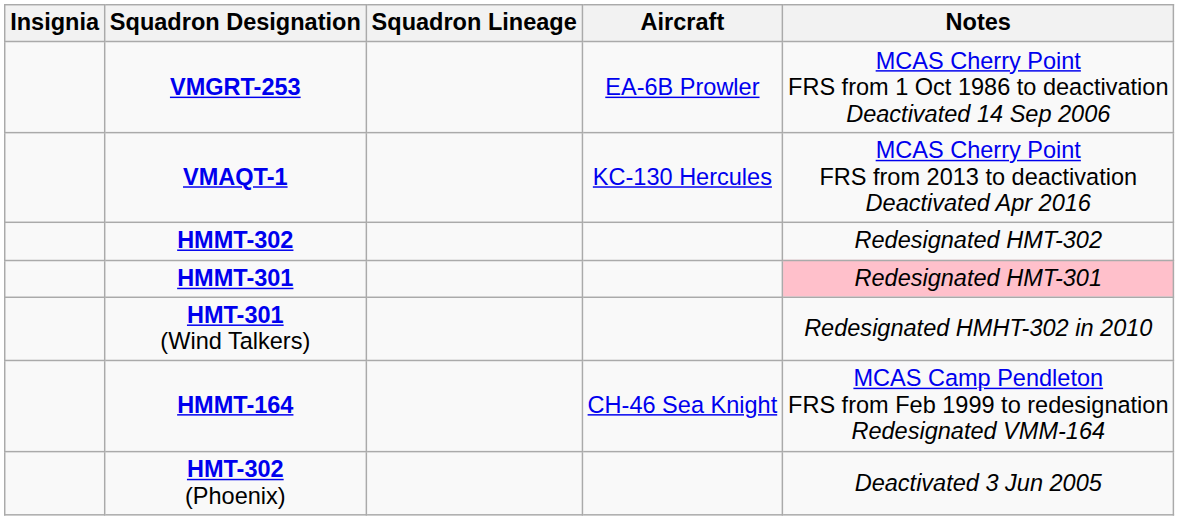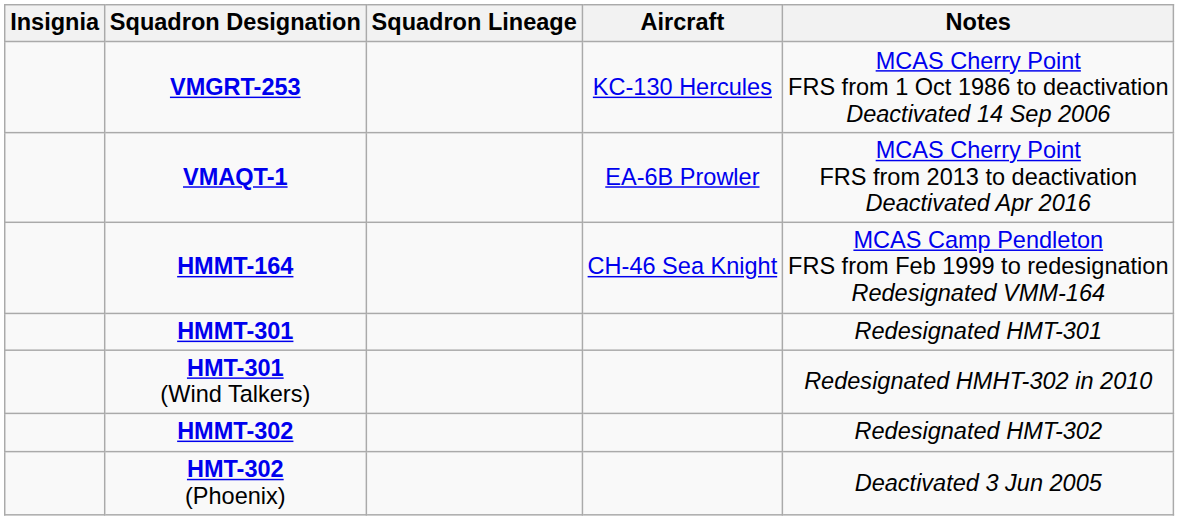(682, 86) EA-6B Prowler -> (682, 86) KC-130 Hercules
(682, 177) KC-130 Hercules -> (682, 177) EA-6B Prowler
rows swapped: (235, 405) <-> (235, 240)
(978, 278) pink background -> (978, 331) no background
